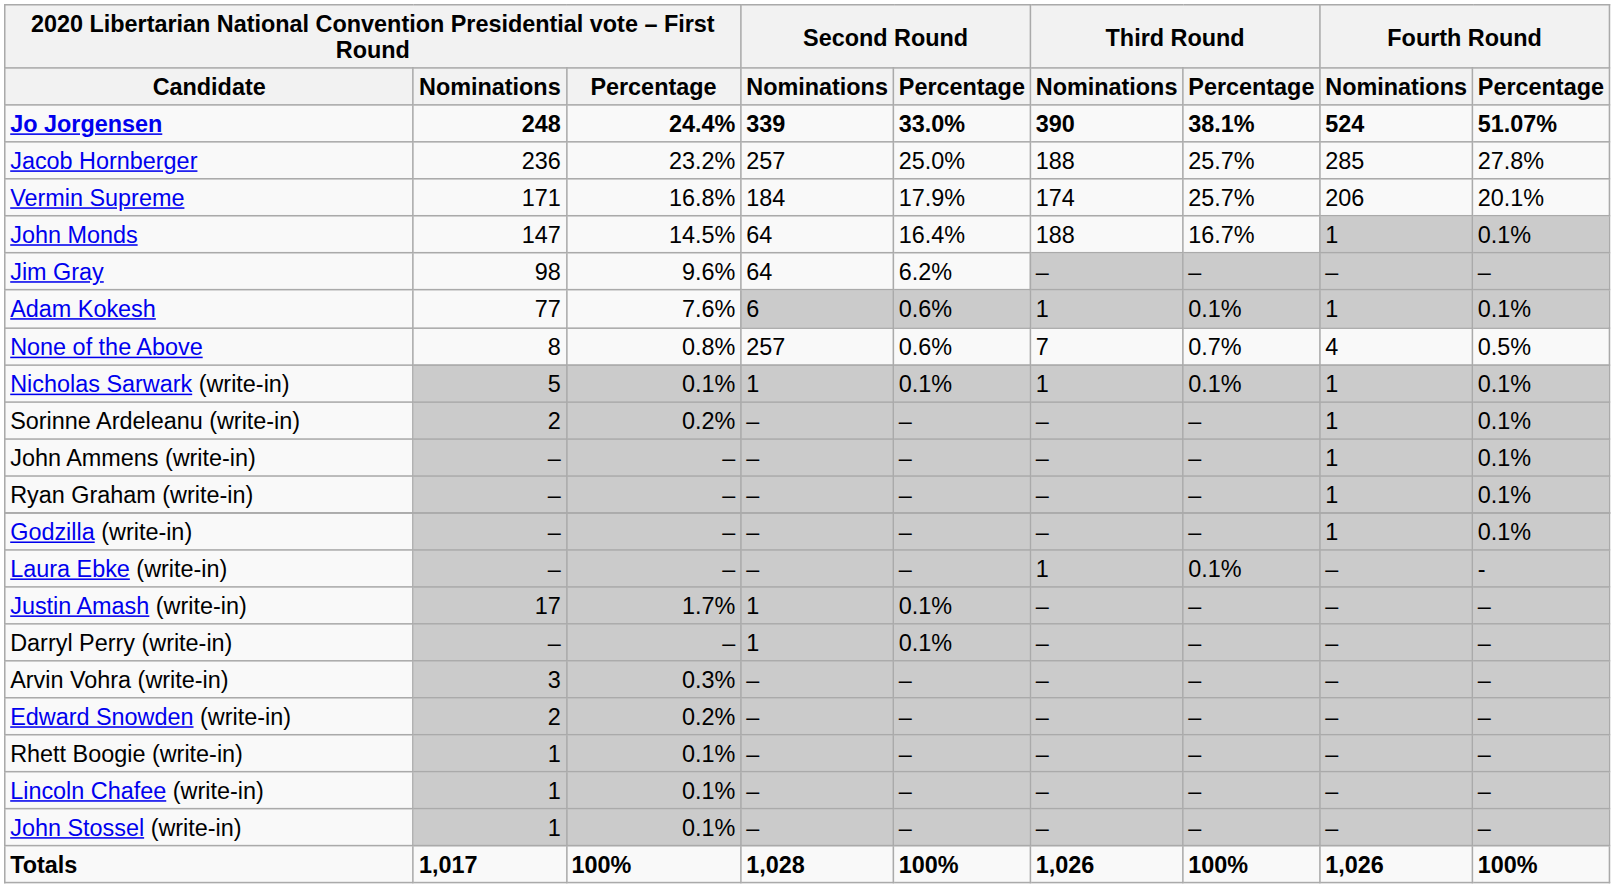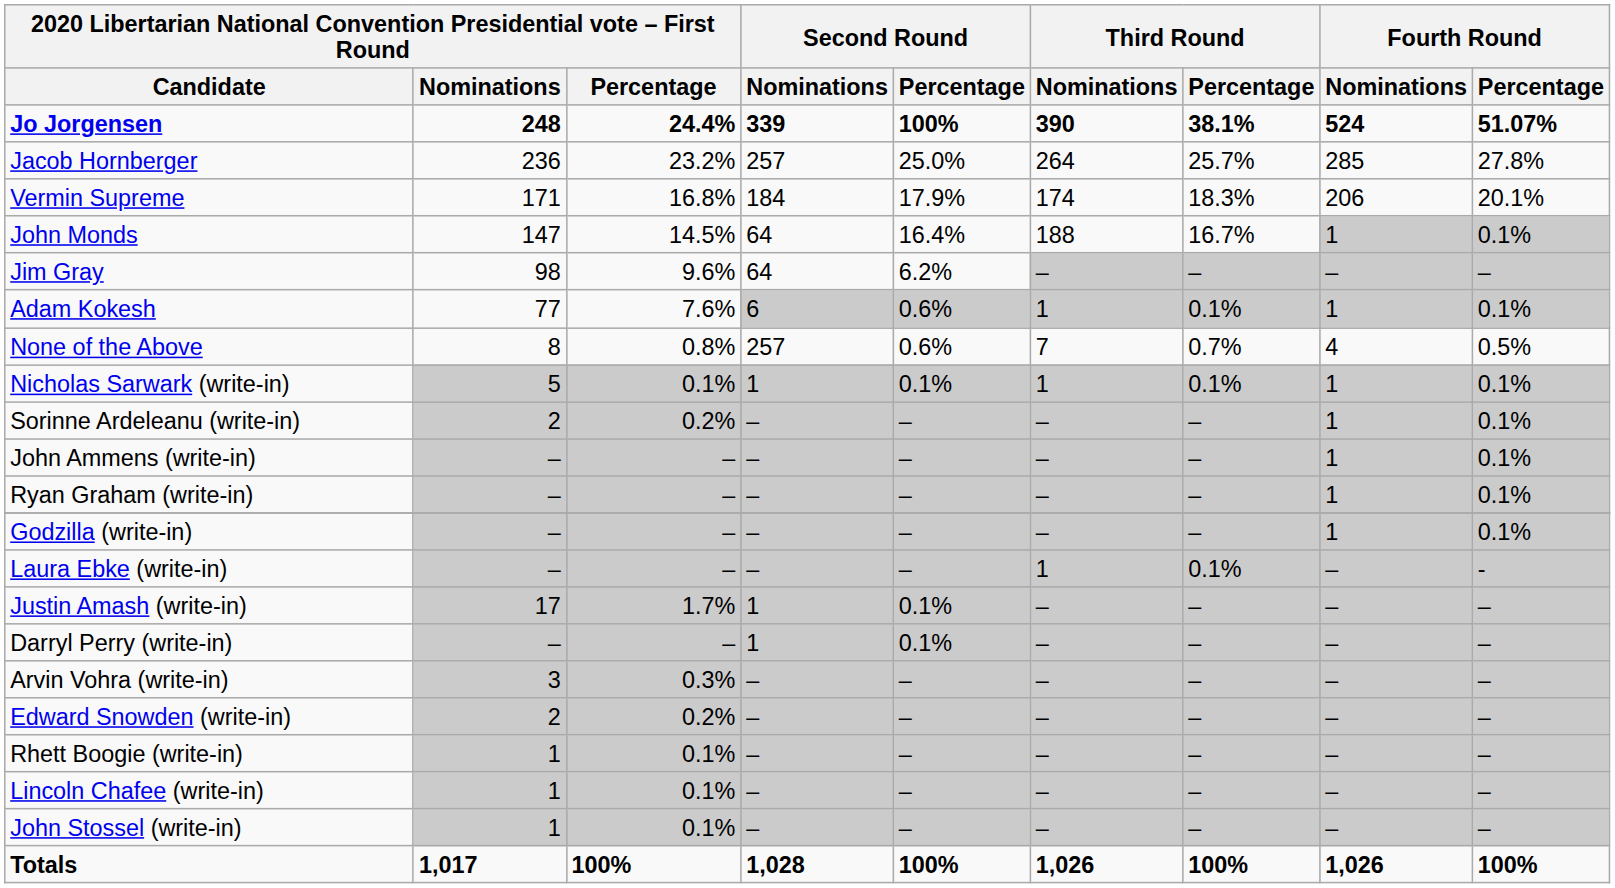(932, 124) 33.0% -> (929, 124) 100%
(1055, 161) 188 -> (1055, 161) 264
(1221, 198) 25.7% -> (1221, 198) 18.3%
